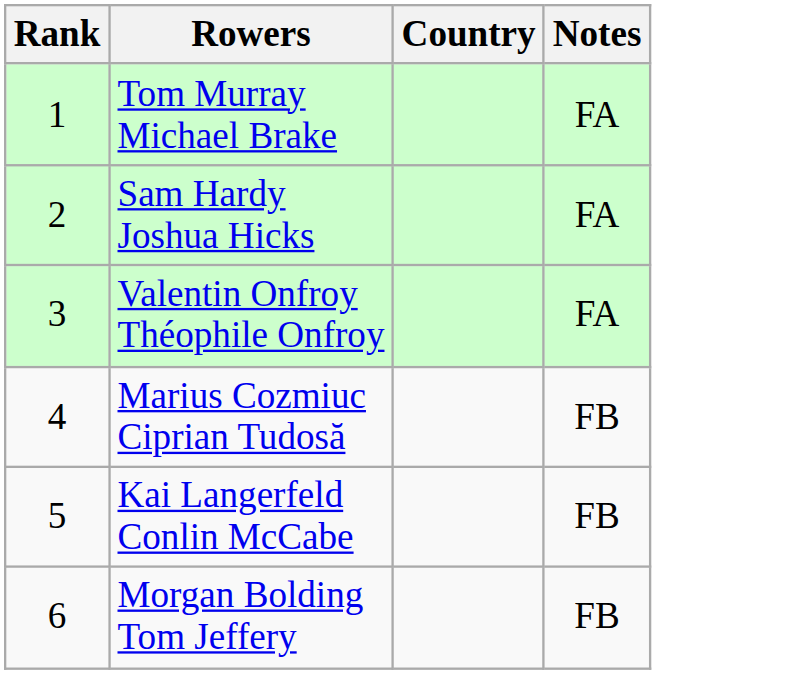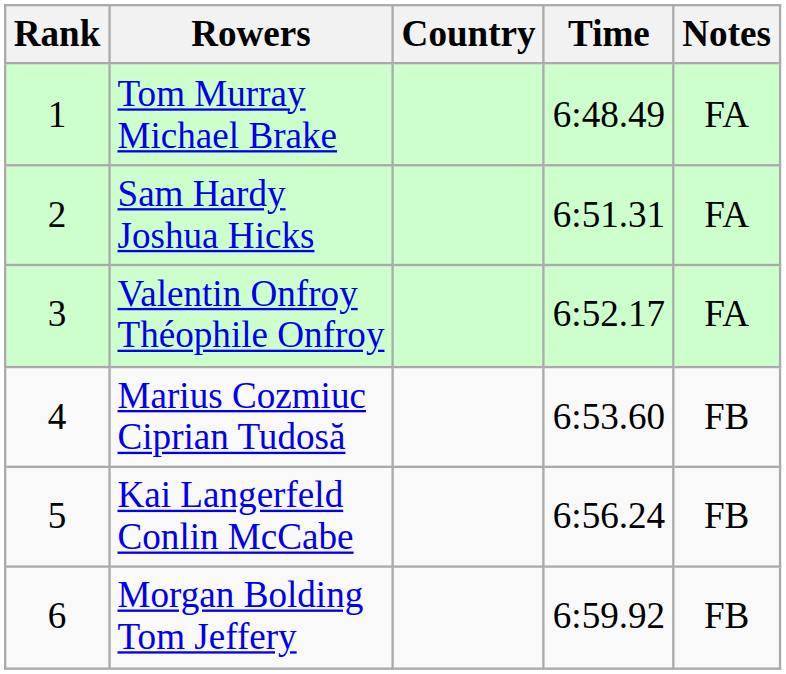+ column: (609, 33)
